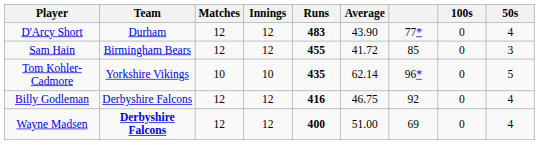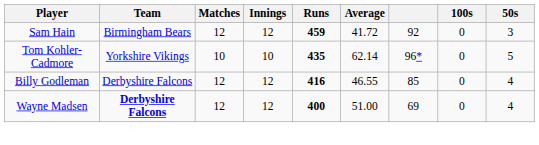- row: (52, 31)
(316, 50) 455 -> (316, 31) 459
(413, 50) 85 -> (413, 31) 92
(365, 99) 46.75 -> (365, 81) 46.55
(413, 99) 92 -> (413, 81) 85
